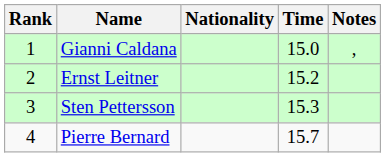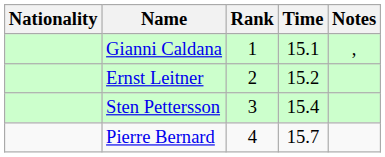columns swapped: (31, 19) <-> (230, 19)
(303, 48) 15.0 -> (303, 48) 15.1
(303, 107) 15.3 -> (303, 107) 15.4
